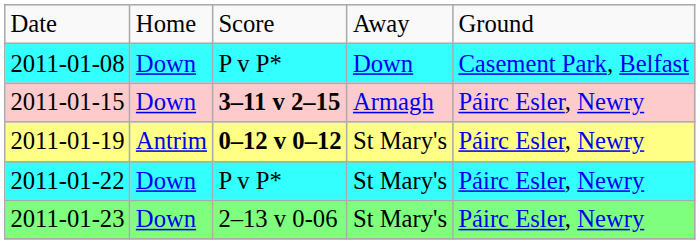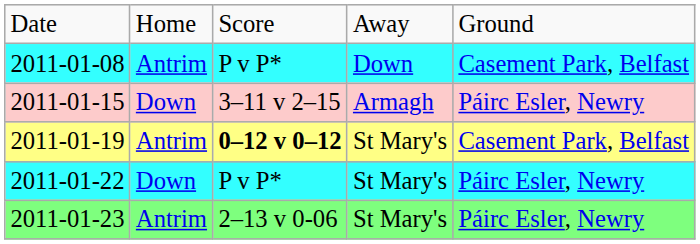(166, 63) Down -> (171, 63) Antrim
(279, 102) bold -> (280, 102) normal
(551, 141) Páirc Esler, Newry -> (574, 141) Casement Park, Belfast
(166, 219) Down -> (171, 219) Antrim
